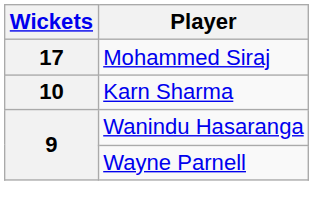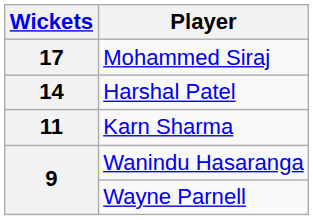+ row: (169, 92)
(51, 92) 10 -> (51, 127) 11
